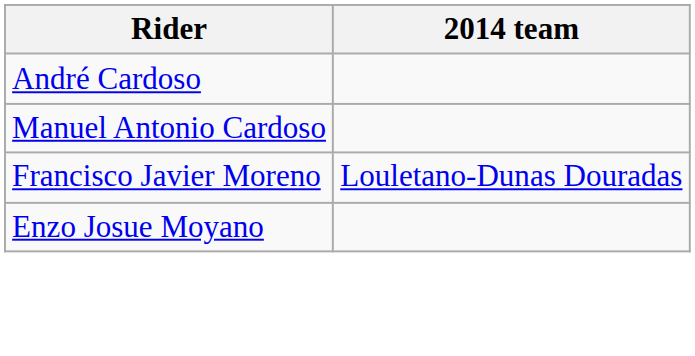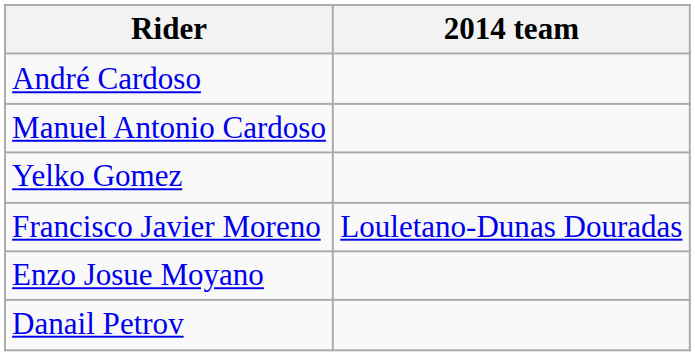+ row: (97, 176)
+ row: (98, 324)
